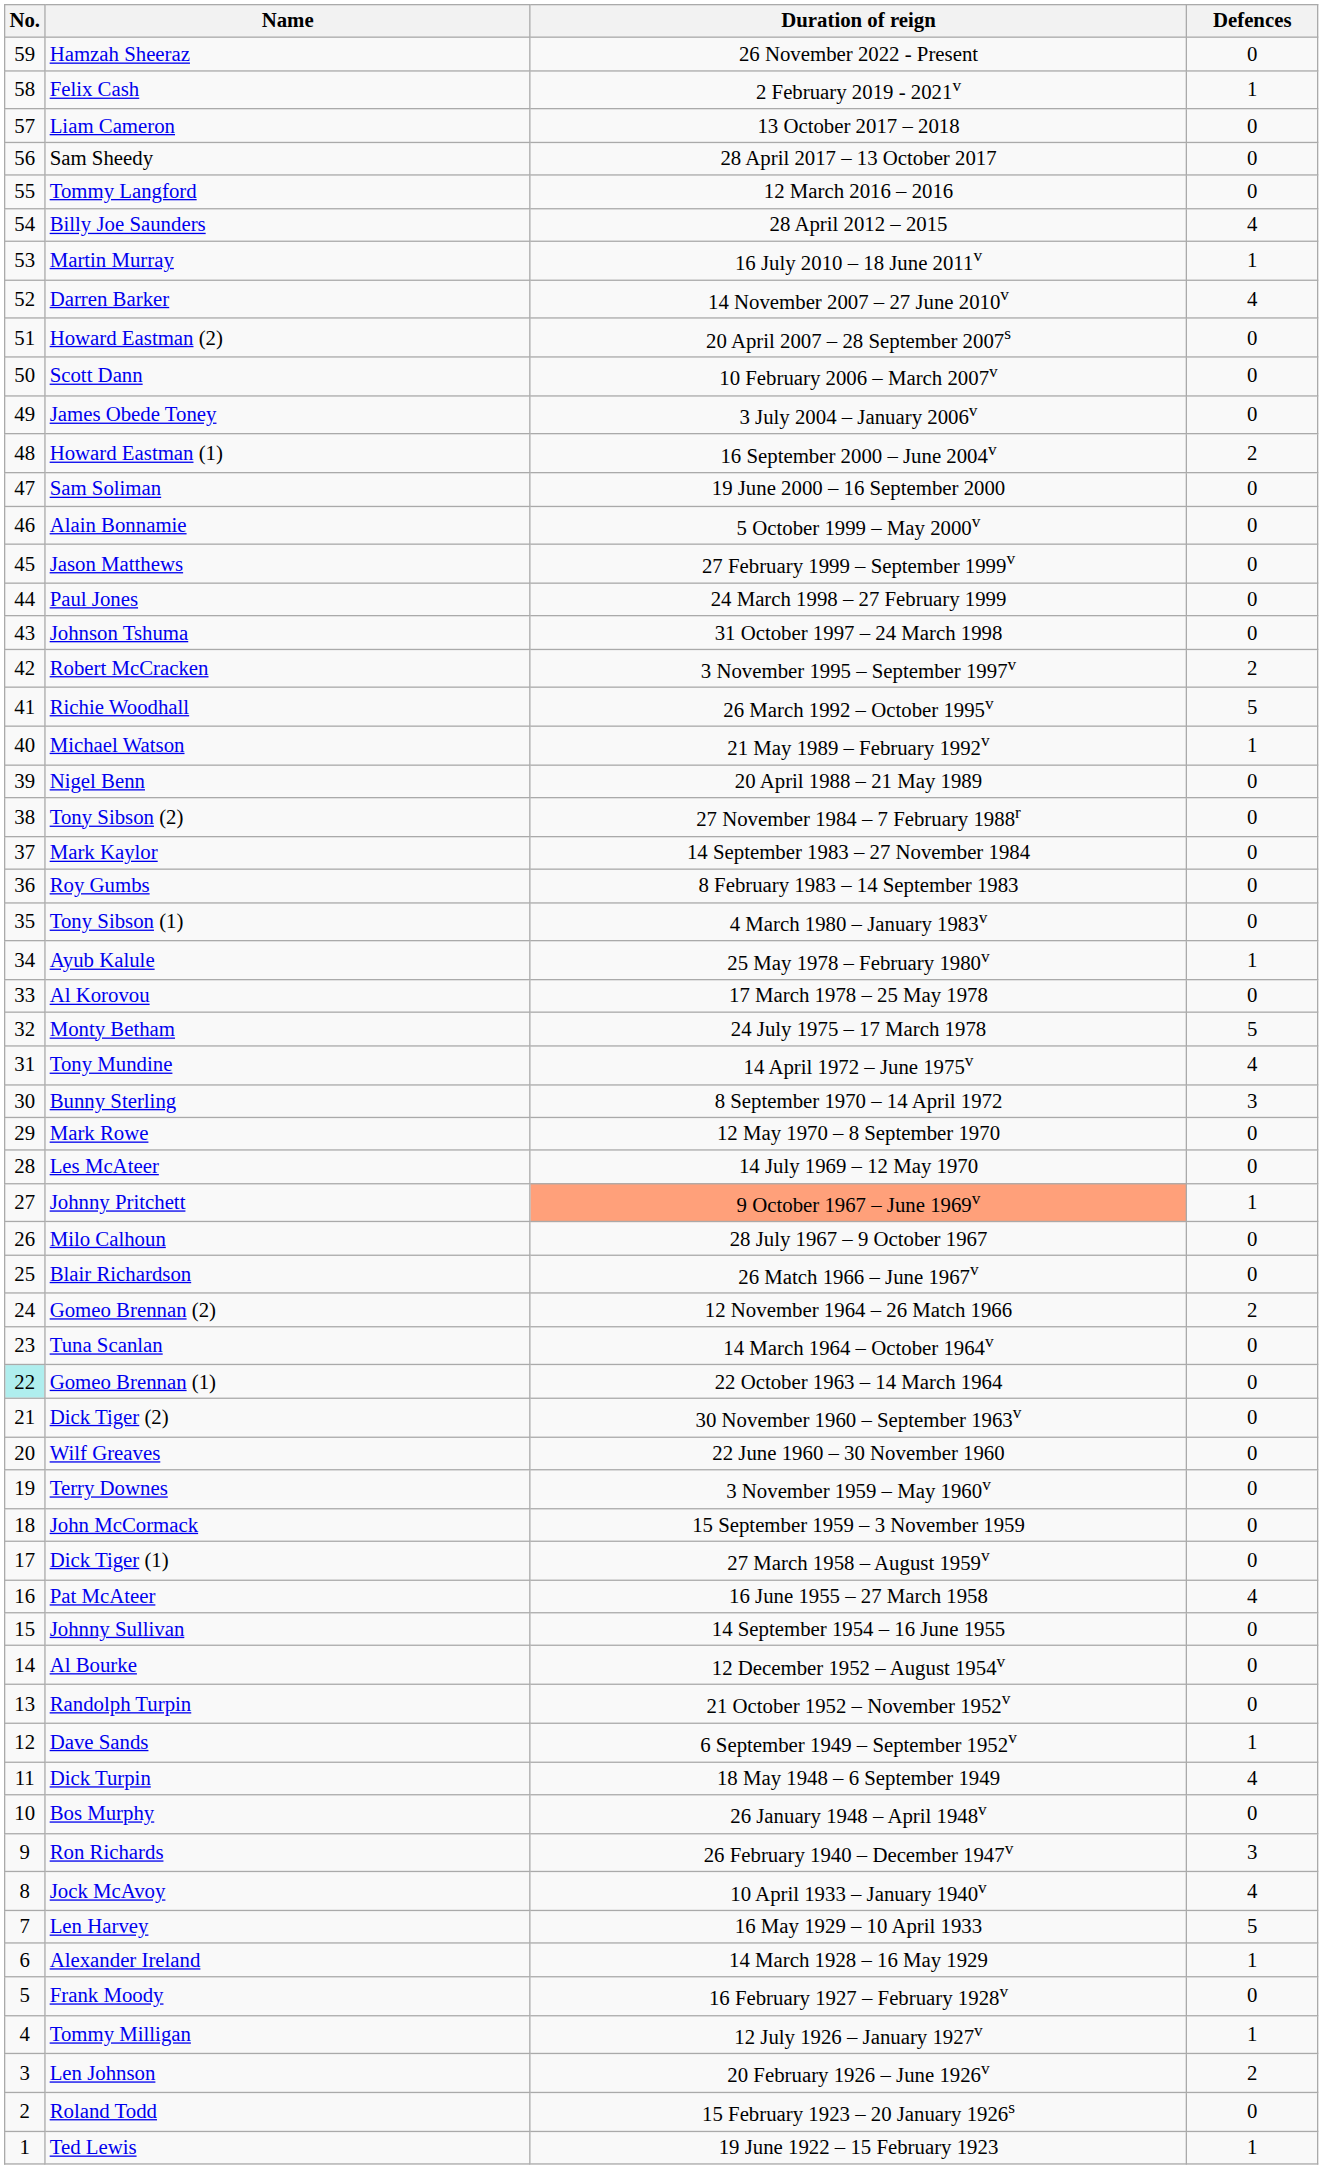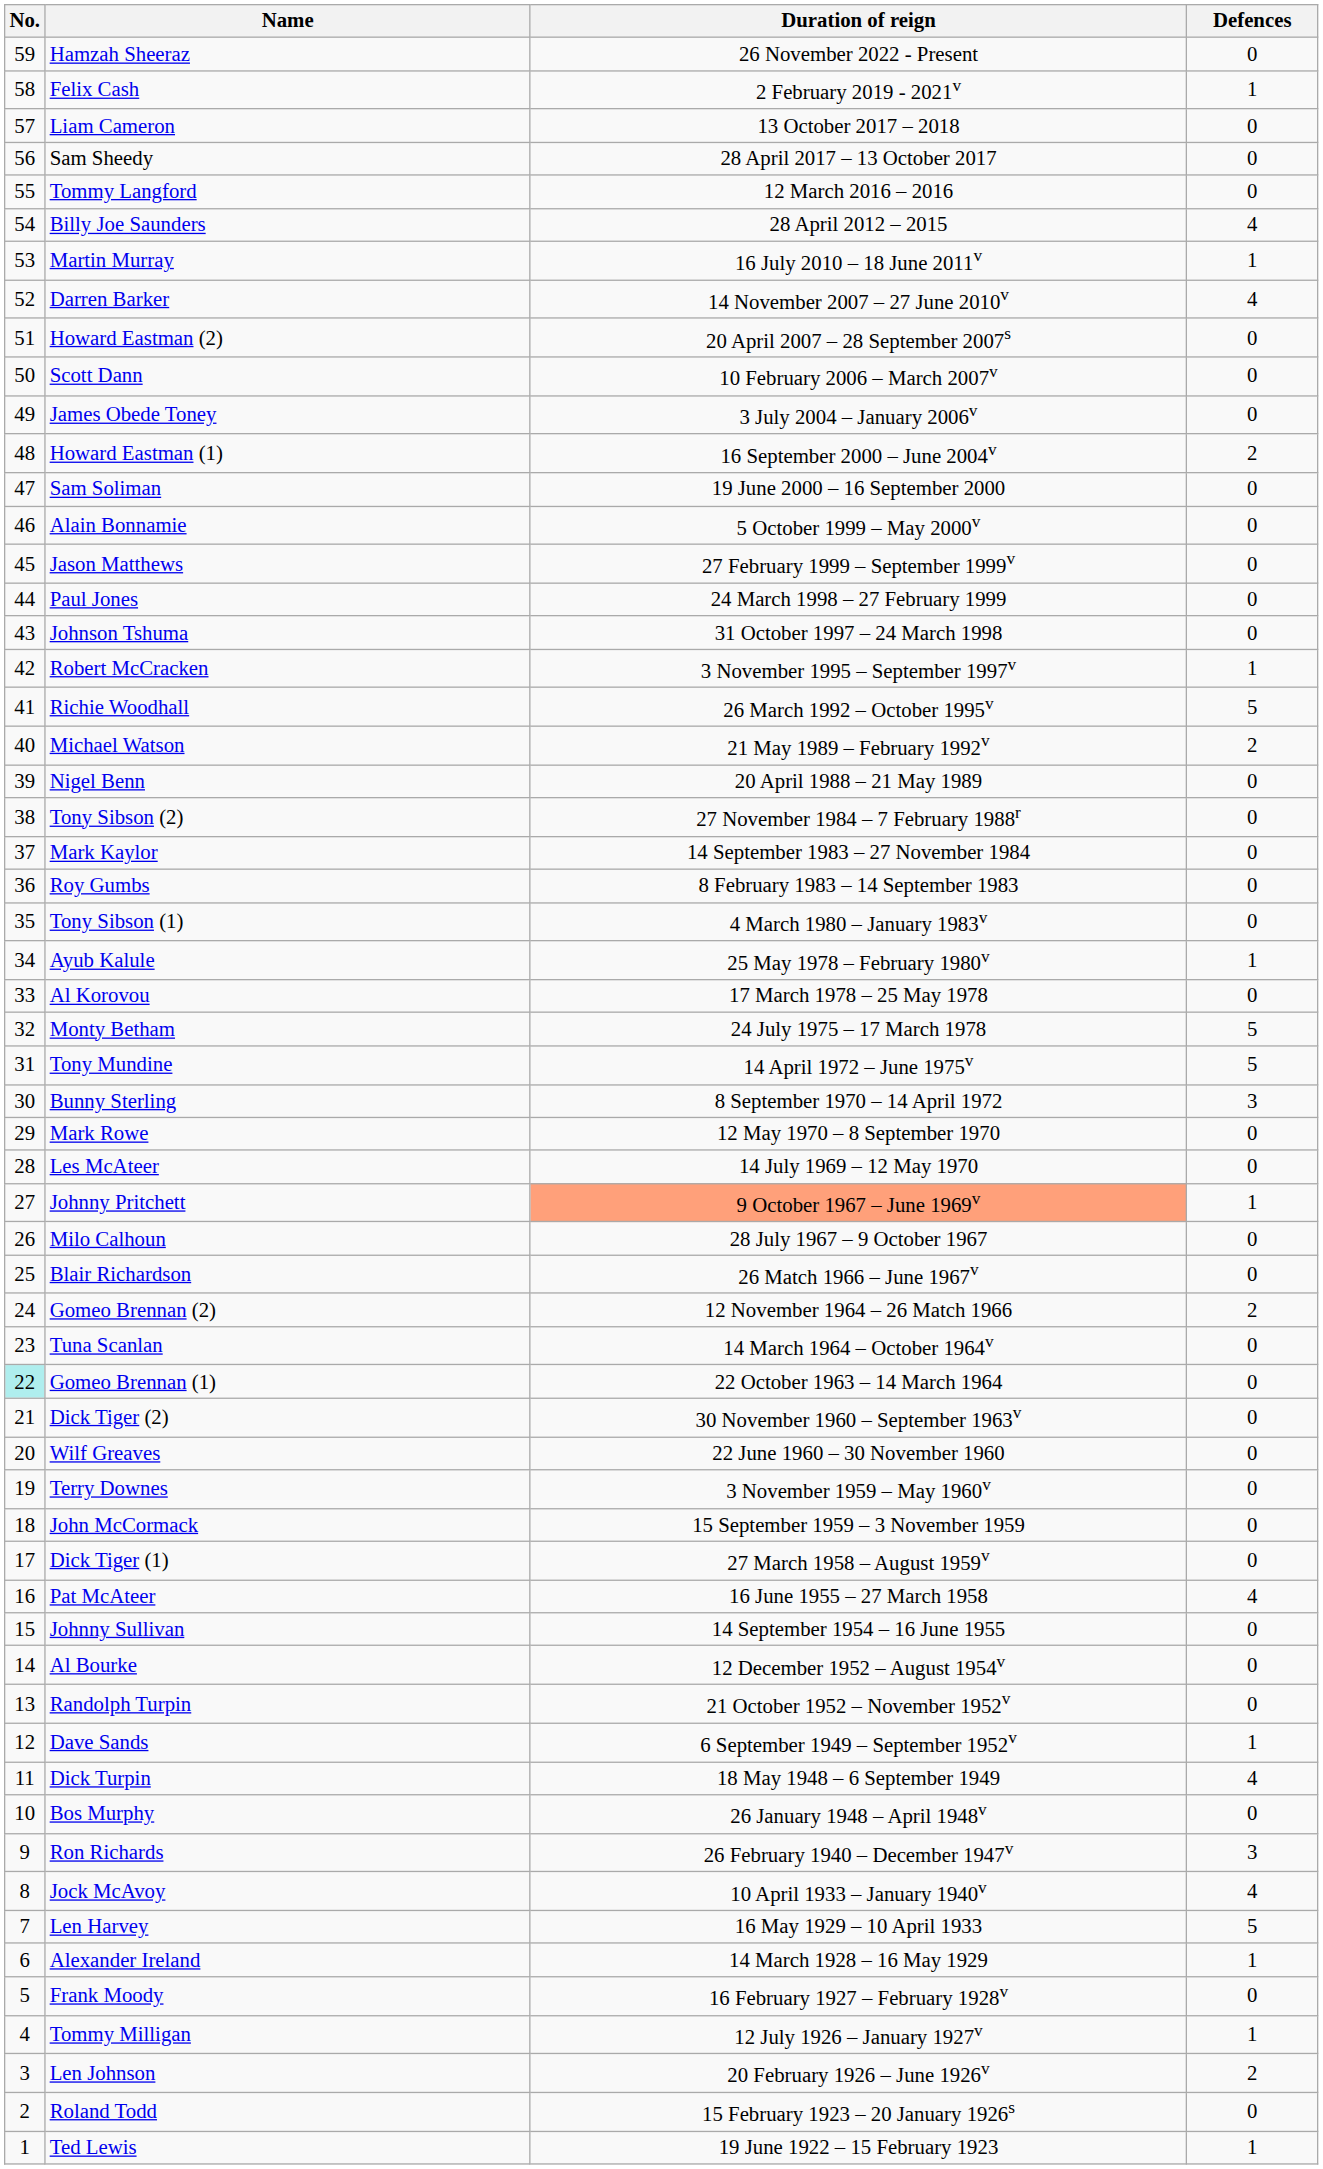(1252, 668) 2 -> (1252, 668) 1
(1252, 745) 1 -> (1252, 745) 2
(1252, 1064) 4 -> (1252, 1064) 5
